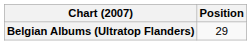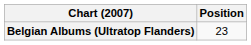(222, 31) 29 -> (222, 31) 23
